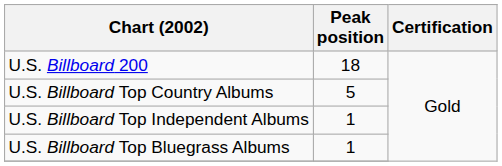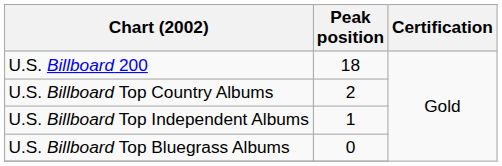(350, 92) 5 -> (350, 92) 2
(350, 147) 1 -> (350, 147) 0
